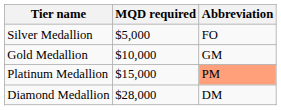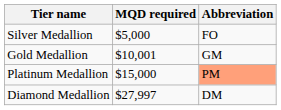(136, 54) $10,000 -> (136, 54) $10,001
(136, 94) $28,000 -> (136, 94) $27,997
